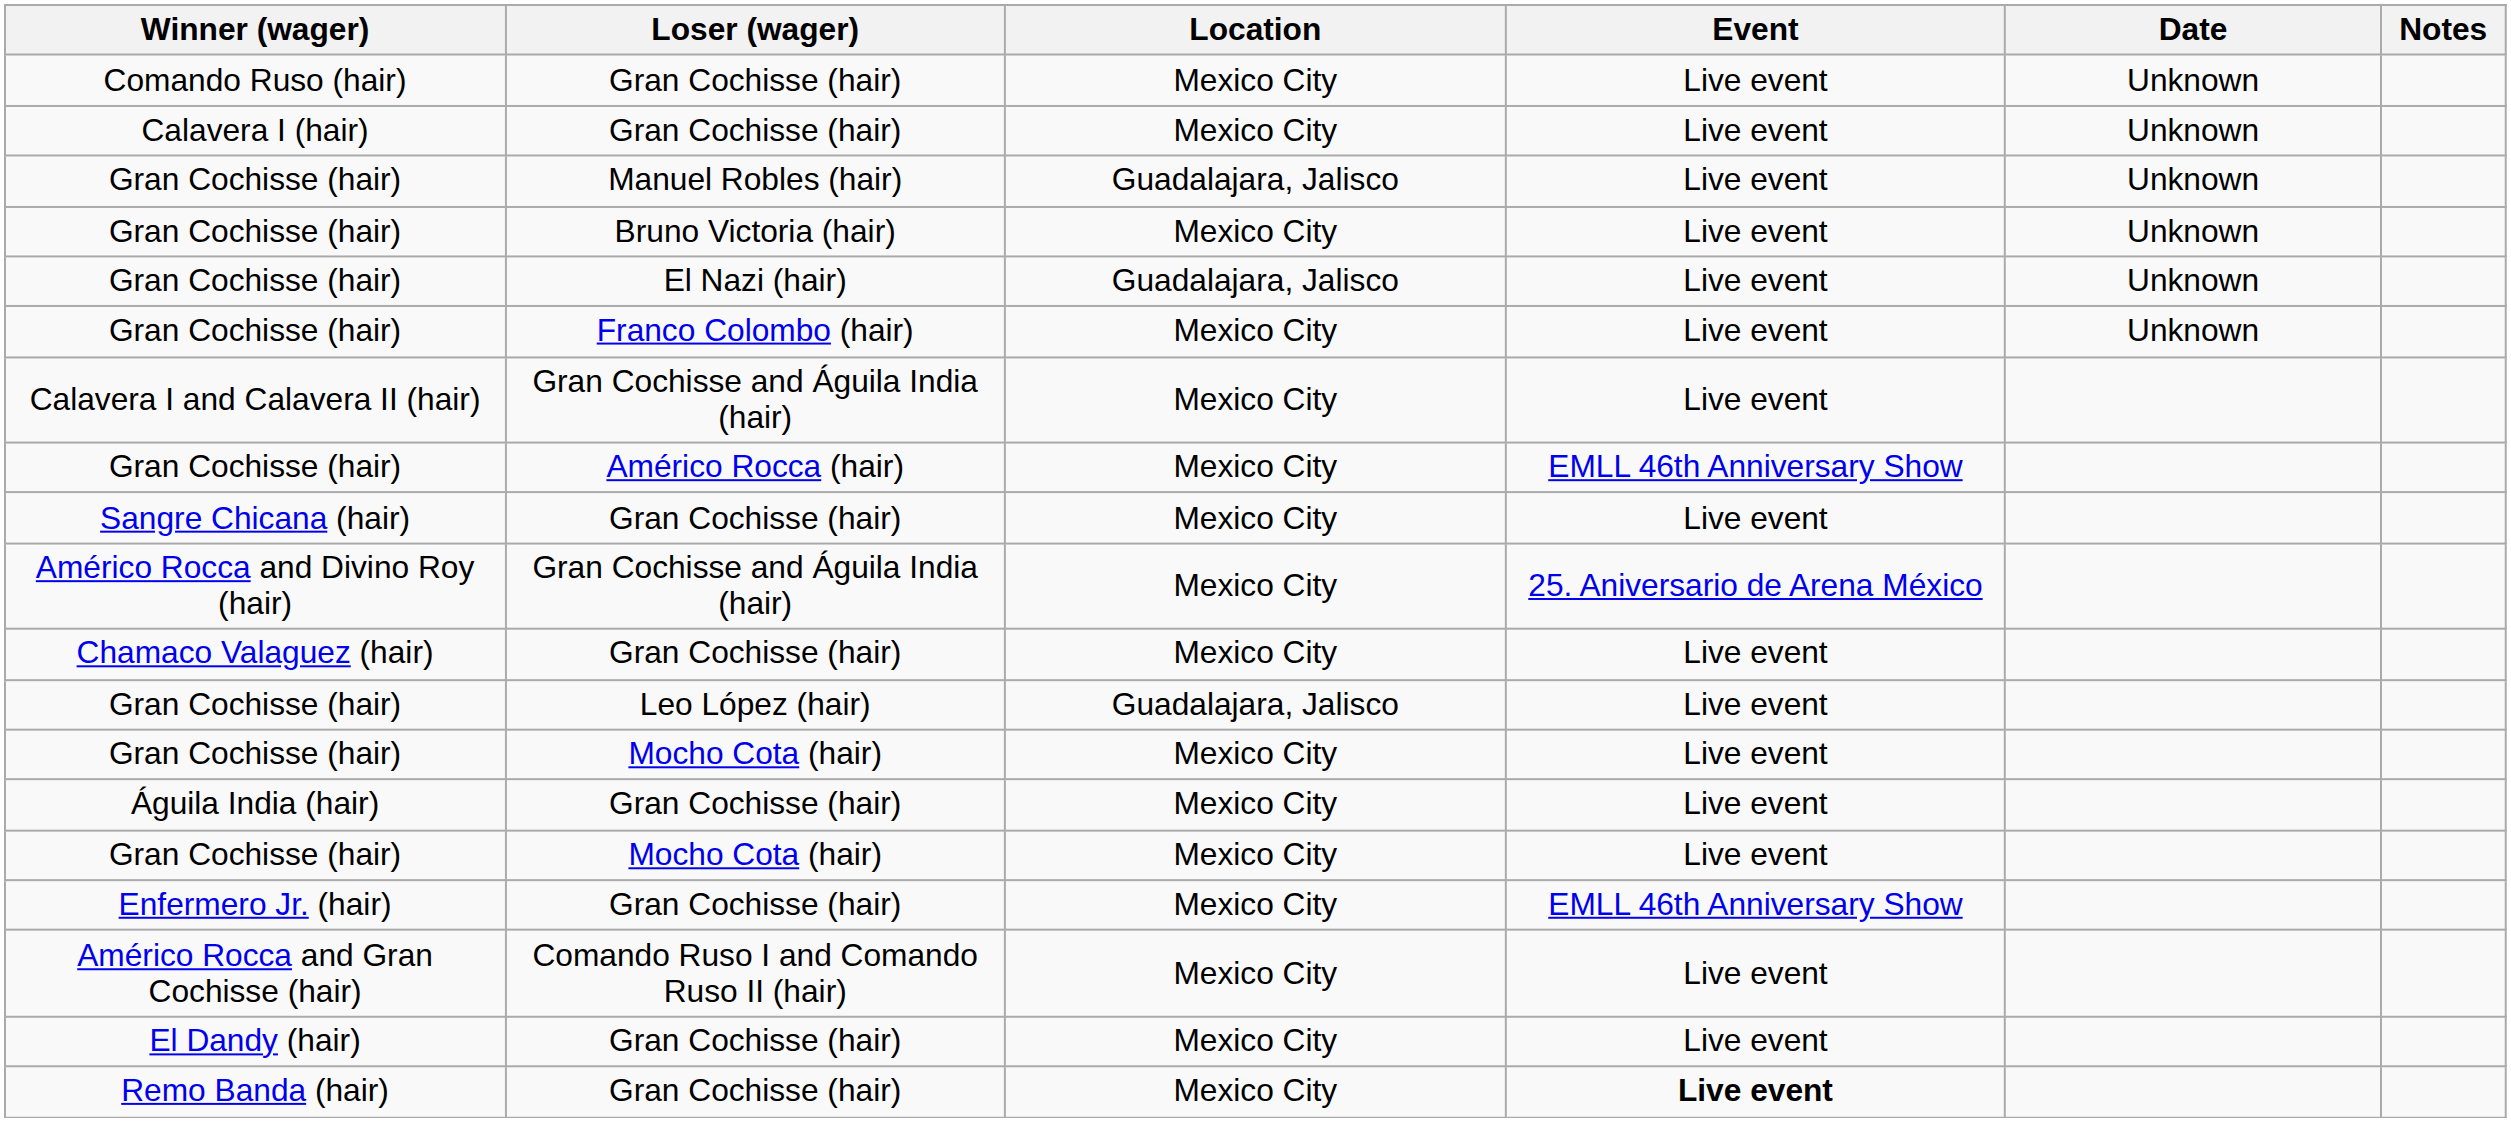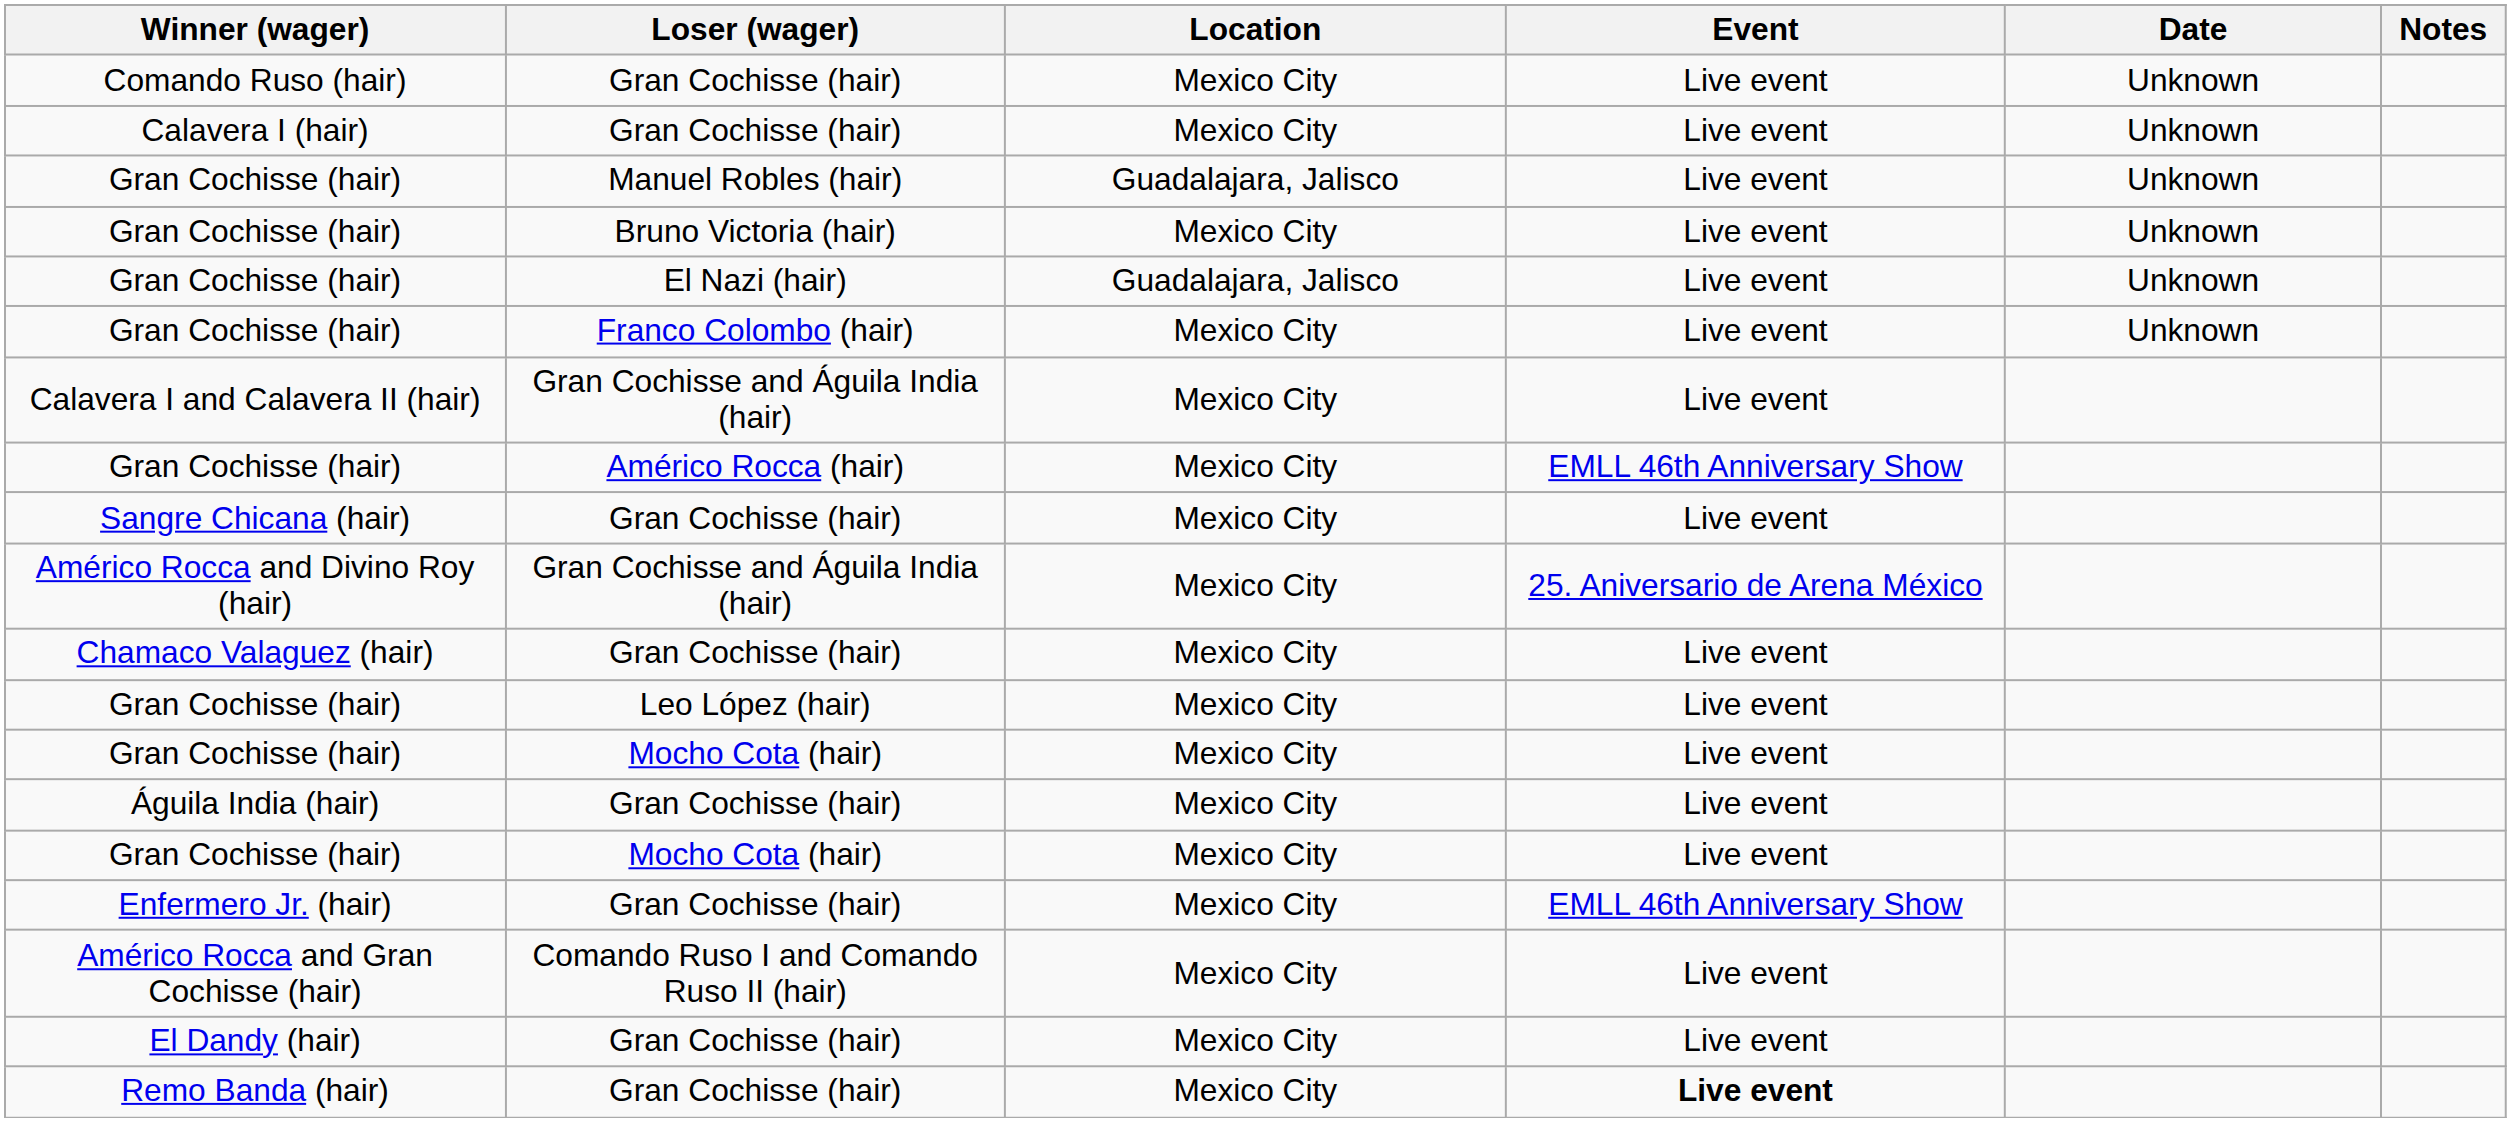(1255, 703) Guadalajara, Jalisco -> (1255, 703) Mexico City
